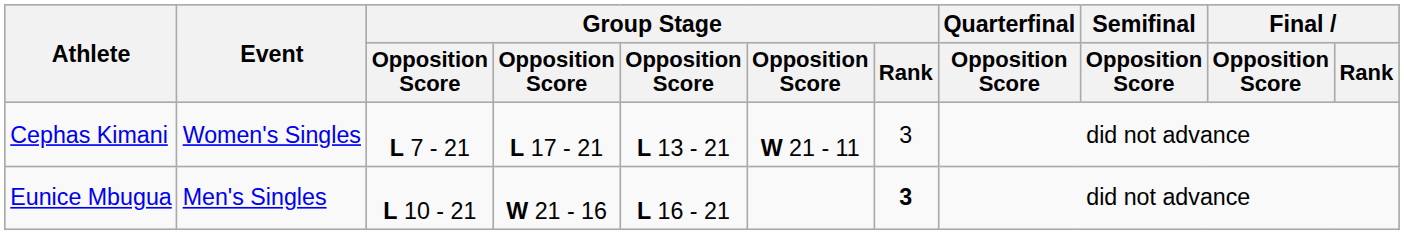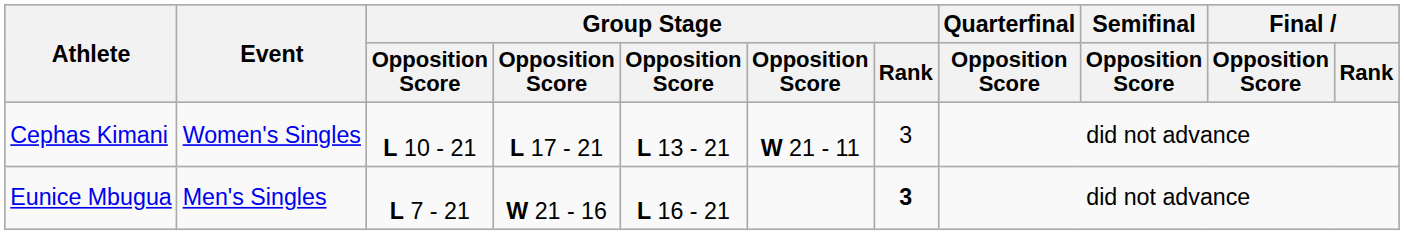(430, 147) L 7 - 21 -> (430, 147) L 10 - 21
(430, 211) L 10 - 21 -> (430, 211) L 7 - 21
